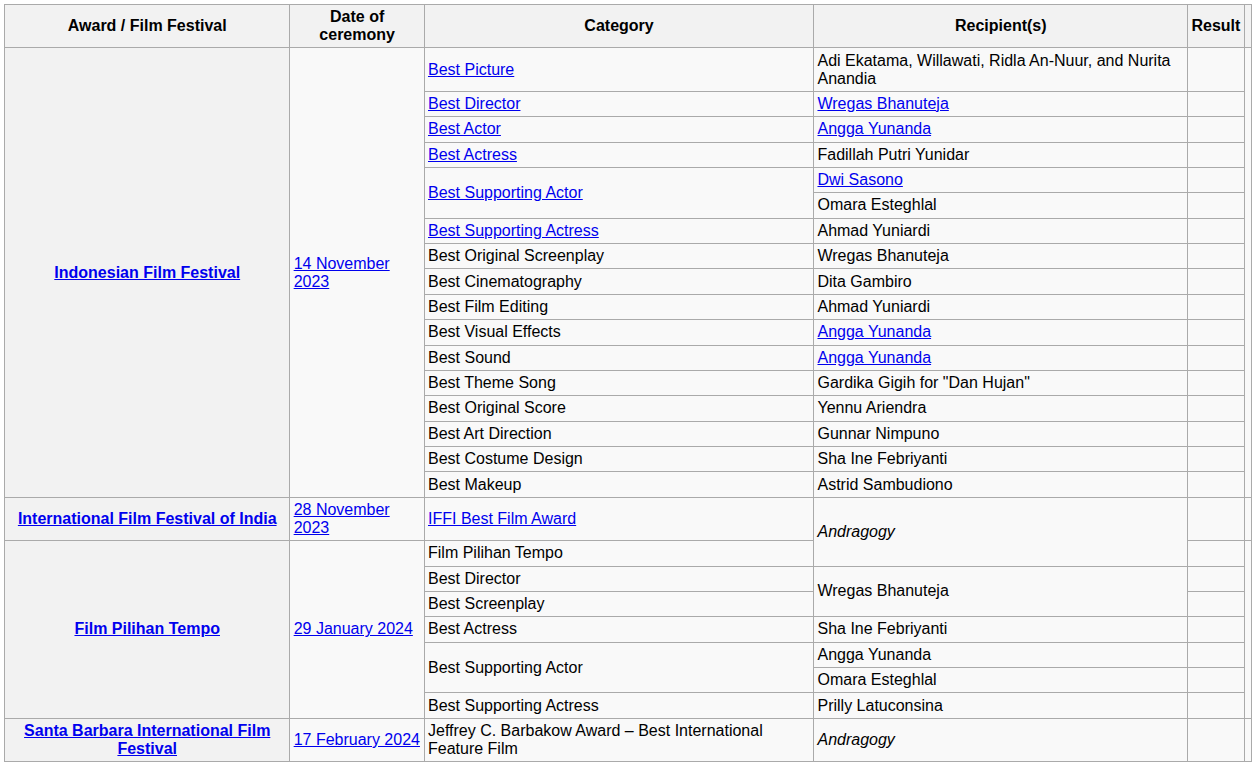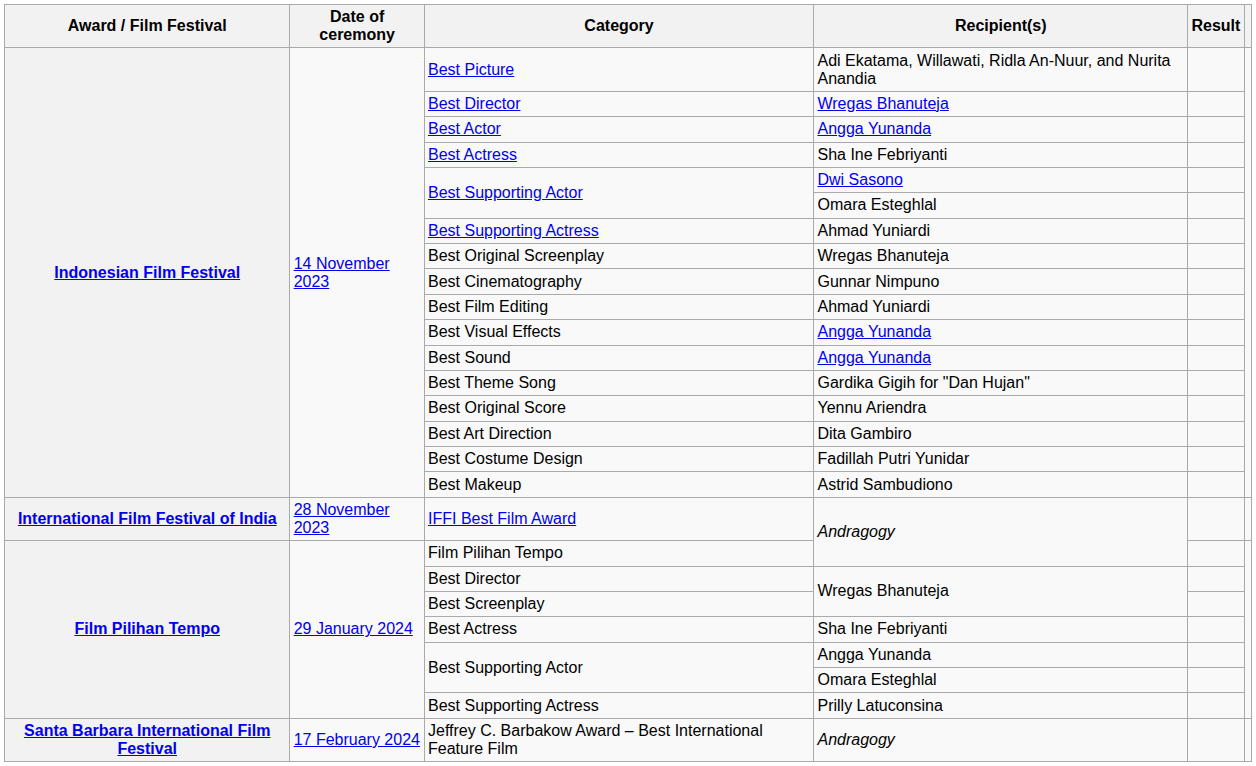(893, 154) Fadillah Putri Yunidar -> (882, 154) Sha Ine Febriyanti
(865, 281) Dita Gambiro -> (878, 281) Gunnar Nimpuno
(878, 433) Gunnar Nimpuno -> (865, 433) Dita Gambiro
(882, 459) Sha Ine Febriyanti -> (893, 459) Fadillah Putri Yunidar
